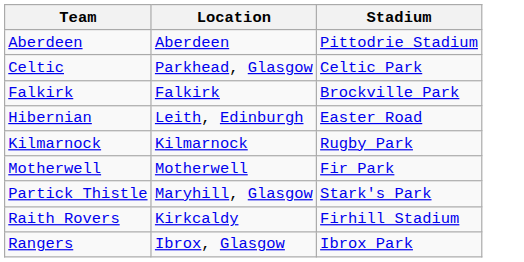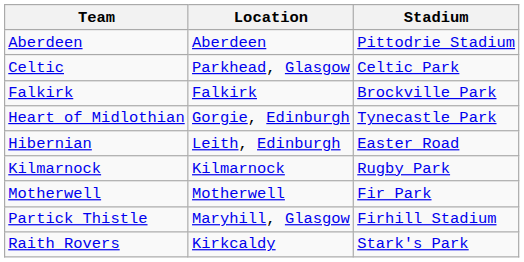+ row: (96, 118)
(376, 194) Stark's Park -> (427, 219) Firhill Stadium
(390, 219) Firhill Stadium -> (413, 244) Stark's Park
- row: (41, 244)
